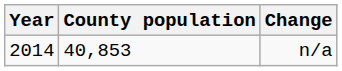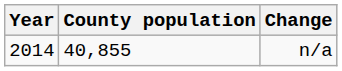(97, 51) 40,853 -> (97, 51) 40,855
